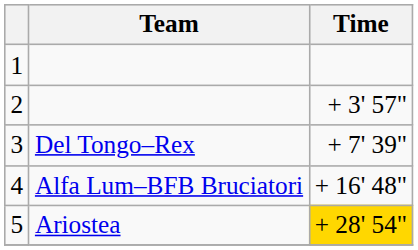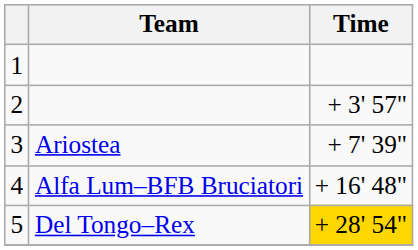(115, 144) Del Tongo–Rex -> (78, 144) Ariostea
(78, 225) Ariostea -> (115, 225) Del Tongo–Rex
